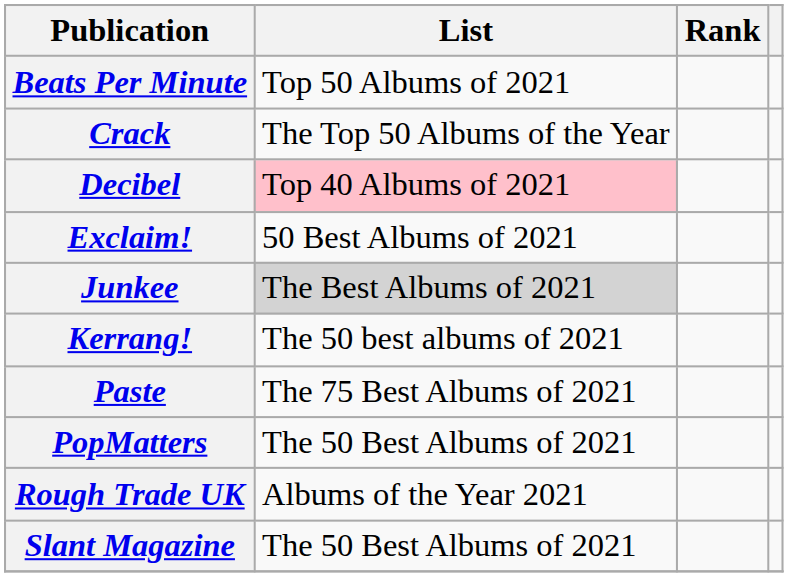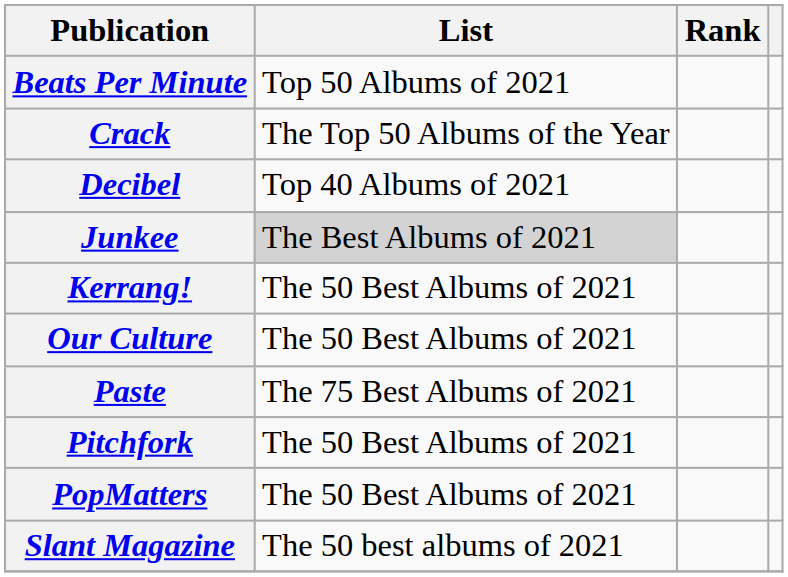(416, 184) pink background -> (416, 184) no background
- row: (130, 236)
(443, 339) The 50 best albums of 2021 -> (449, 287) The 50 Best Albums of 2021
+ row: (130, 339)
+ row: (130, 442)
- row: (130, 493)
(449, 545) The 50 Best Albums of 2021 -> (443, 545) The 50 best albums of 2021
